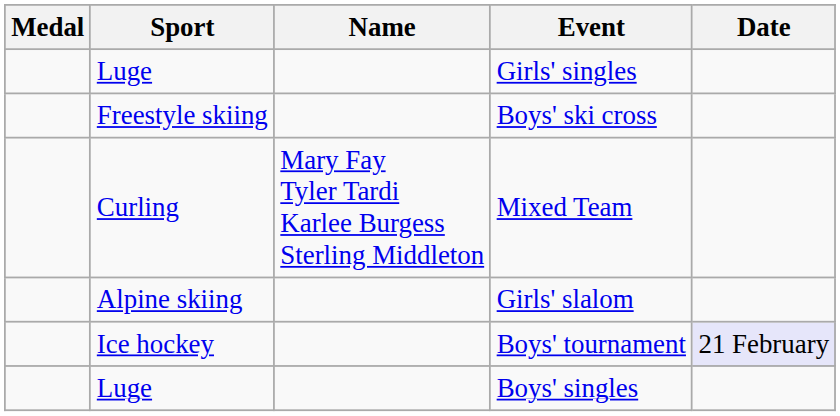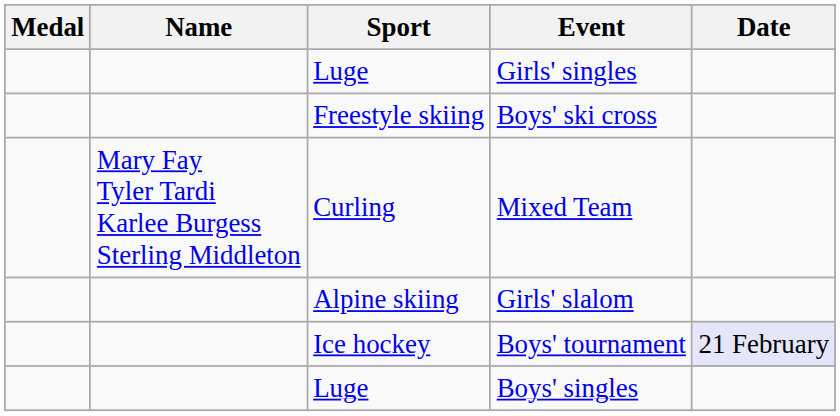columns swapped: (382, 26) <-> (182, 26)
